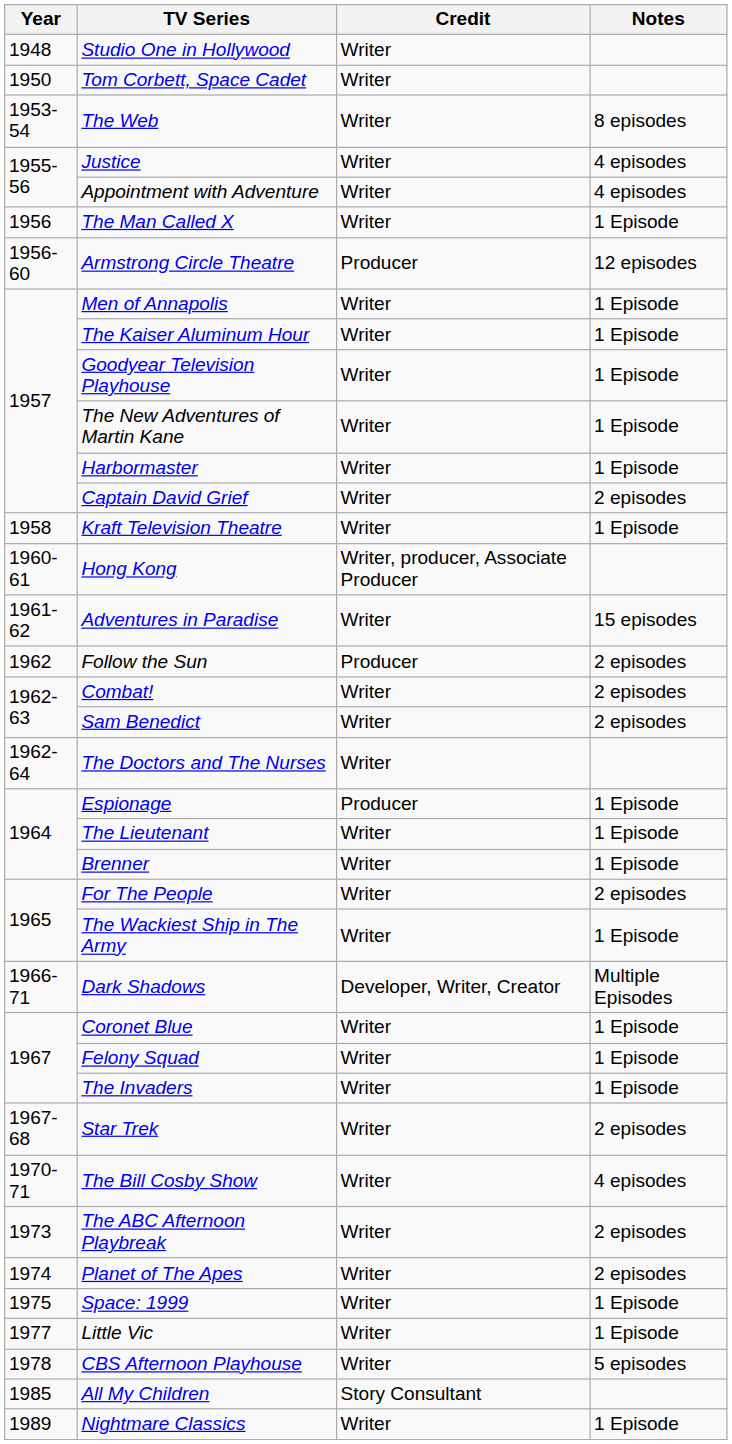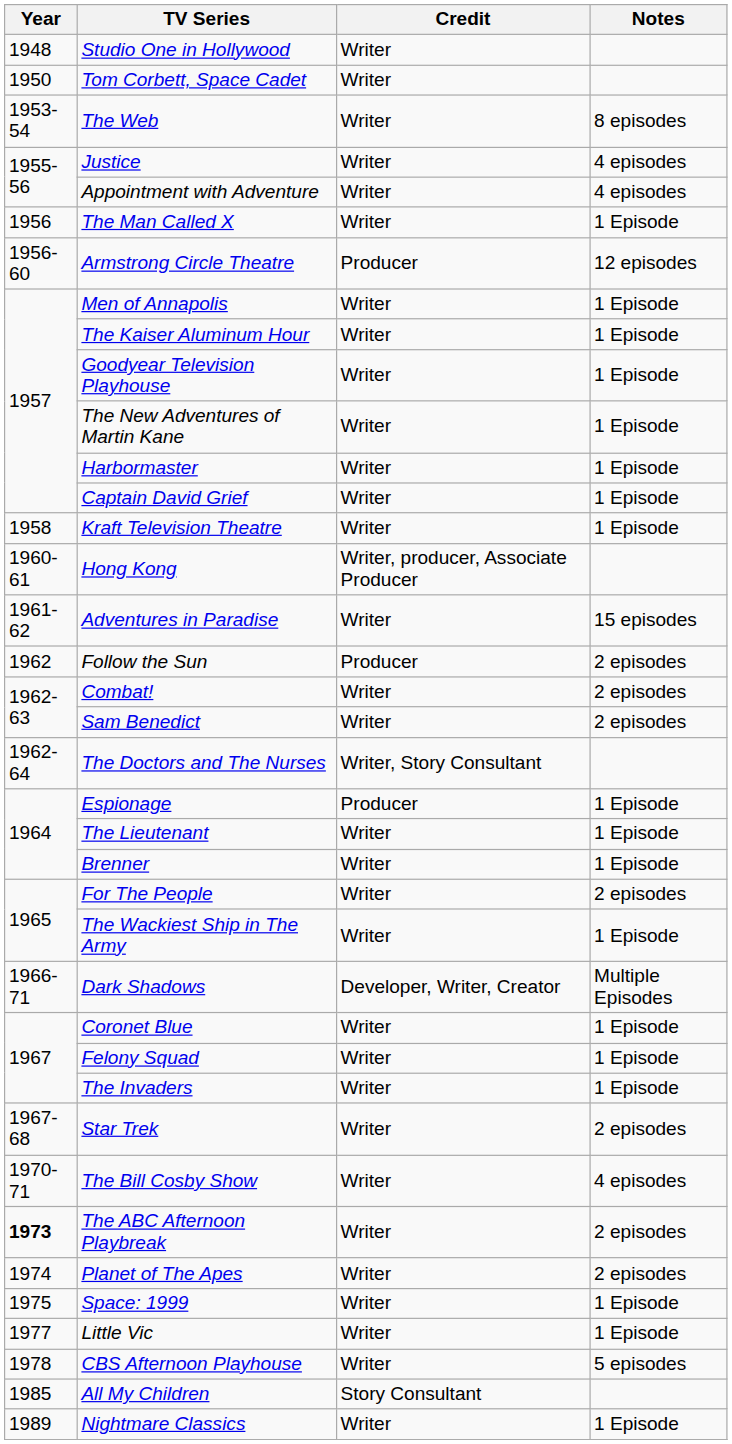(640, 497) 2 episodes -> (636, 497) 1 Episode
(366, 762) Writer -> (441, 762) Writer, Story Consultant
(30, 1232) normal -> (30, 1232) bold
